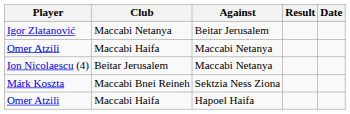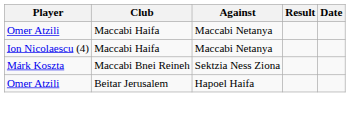- row: (41, 30)
(131, 65) Beitar Jerusalem -> (127, 48) Maccabi Haifa
(127, 100) Maccabi Haifa -> (131, 83) Beitar Jerusalem
